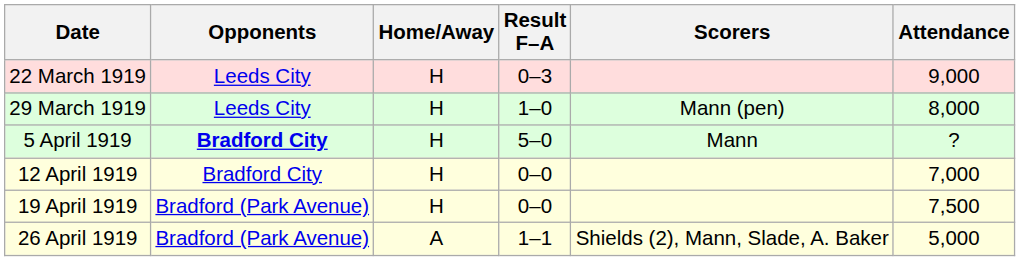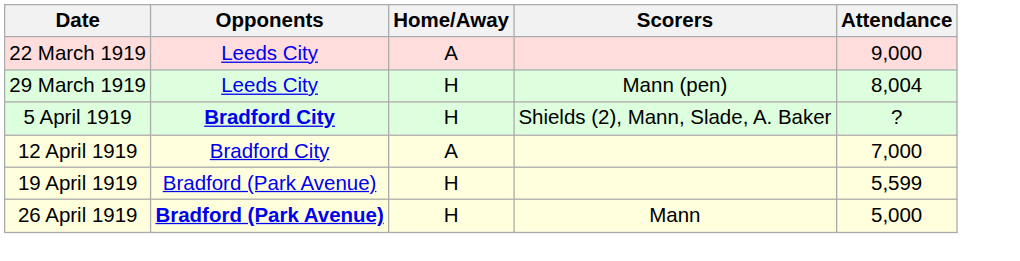- column: (535, 32)
(436, 76) H -> (451, 53) A
(954, 108) 8,000 -> (897, 85) 8,004
(732, 141) Mann -> (675, 118) Shields (2), Mann, Slade, A. Baker
(436, 173) H -> (451, 150) A
(954, 206) 7,500 -> (897, 183) 5,599
(262, 238) normal -> (270, 215) bold
(436, 238) A -> (451, 215) H
(732, 238) Shields (2), Mann, Slade, A. Baker -> (675, 215) Mann
